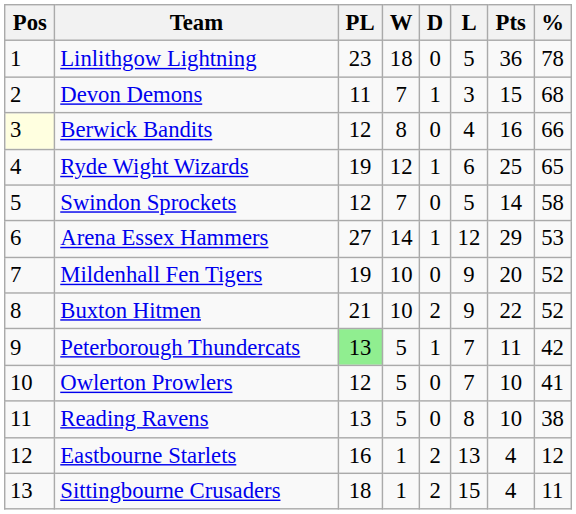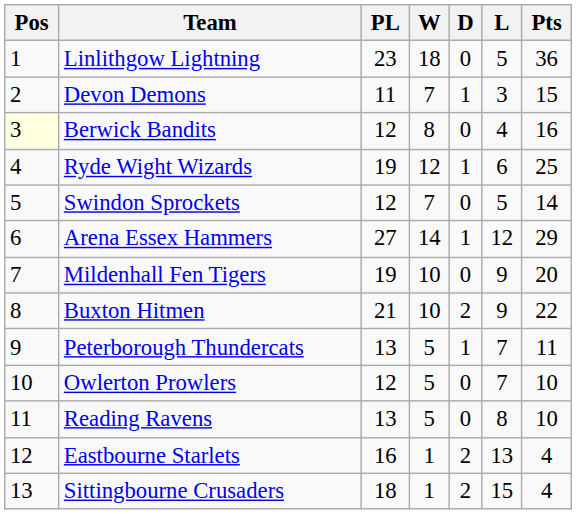- column: (553, 22)
(360, 346) lightgreen background -> (385, 346) no background
